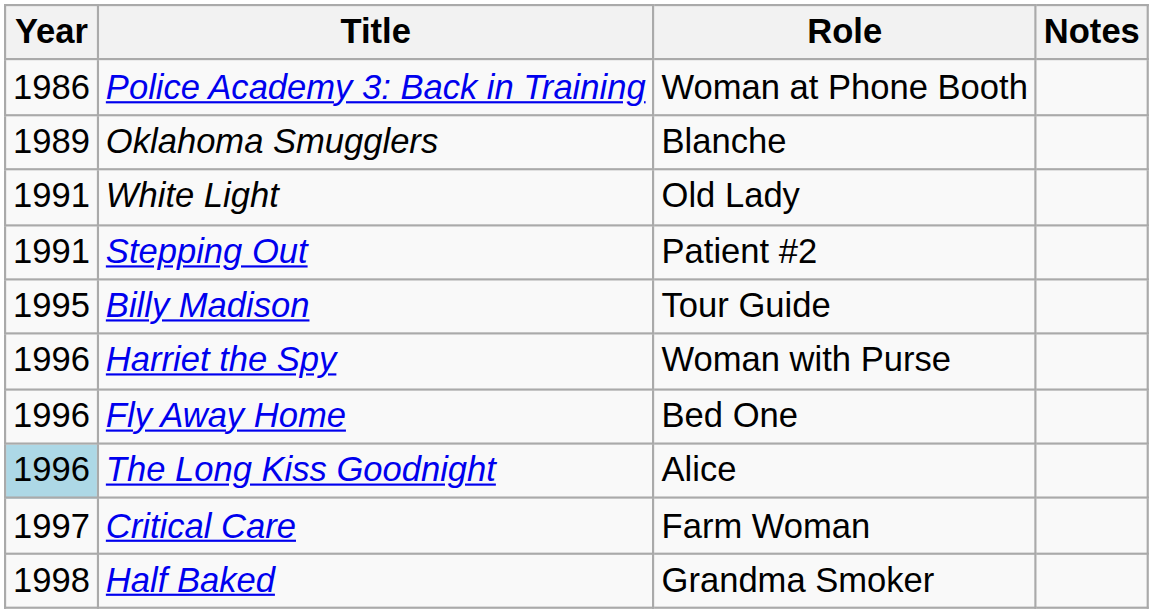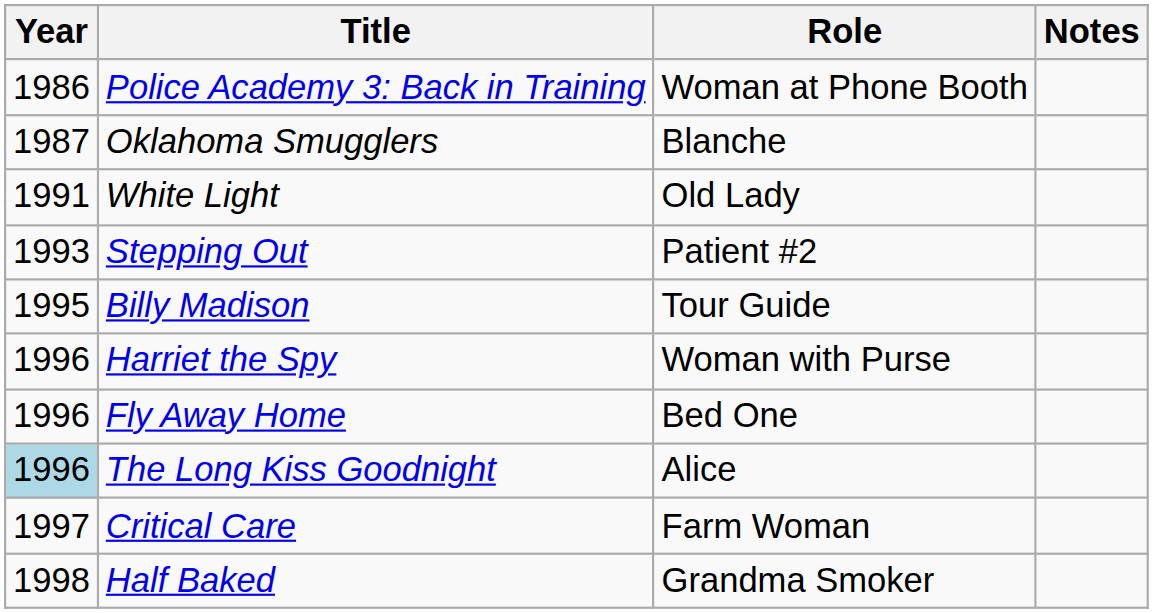(51, 141) 1989 -> (51, 141) 1987
(51, 251) 1991 -> (51, 251) 1993
